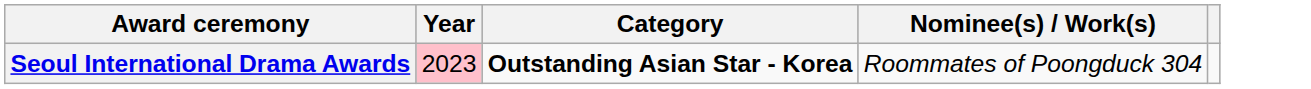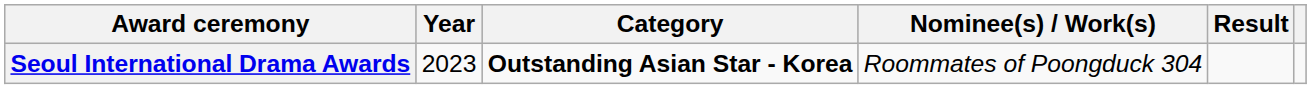+ column: (1251, 24)
(449, 63) pink background -> (449, 63) no background
